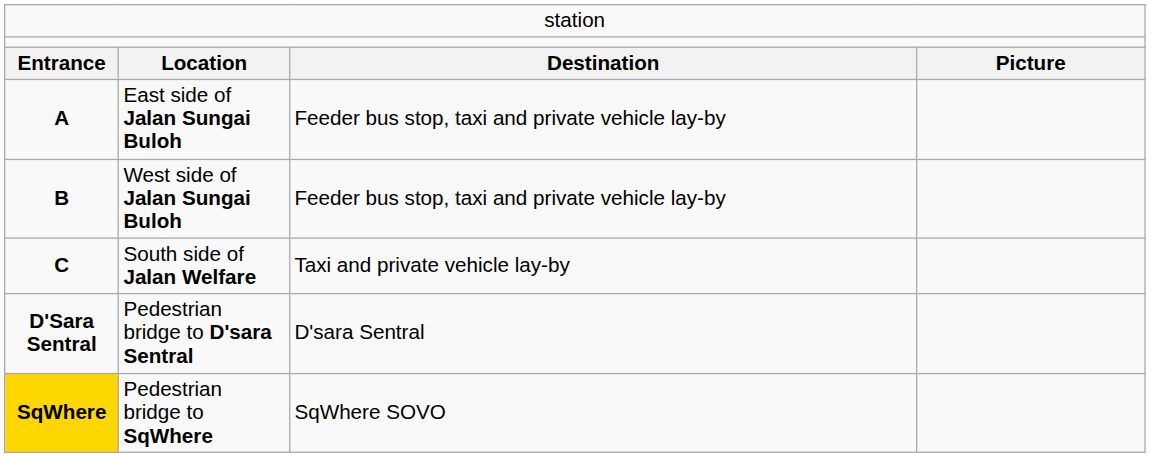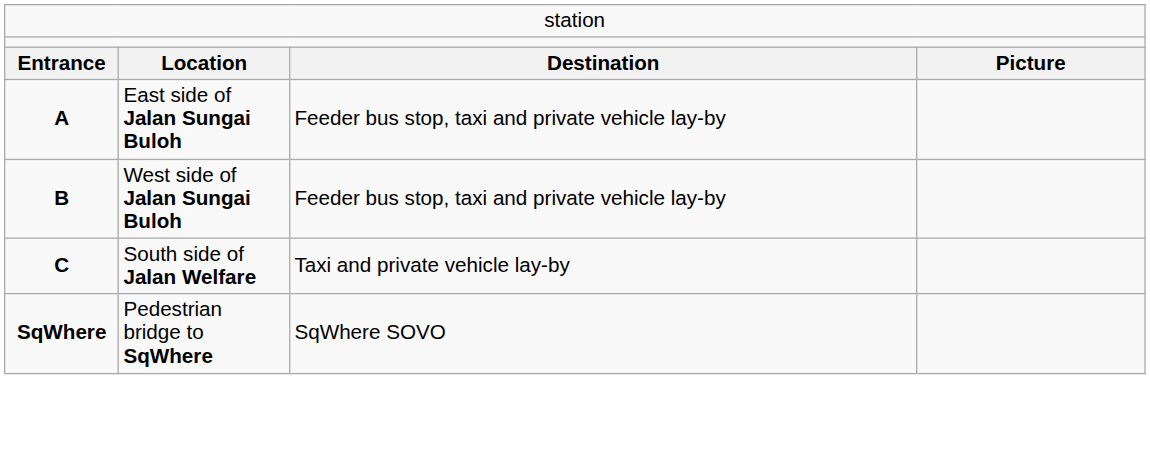- row: (198, 333)
(62, 412) gold background -> (62, 333) no background
